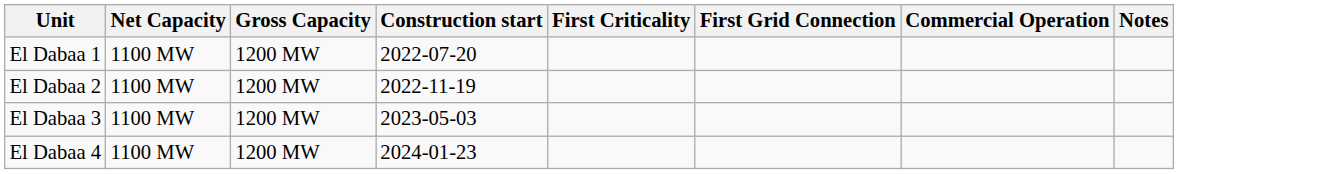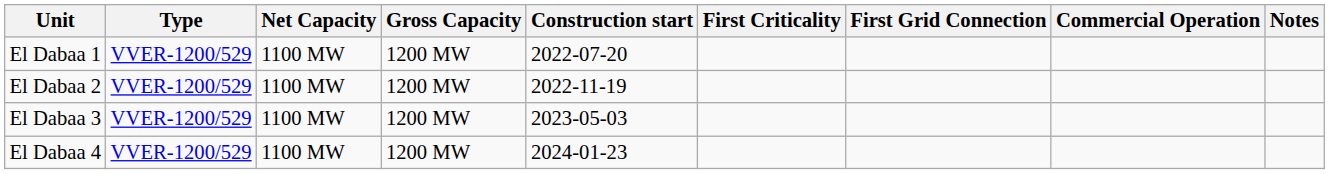+ column: (181, 20)
